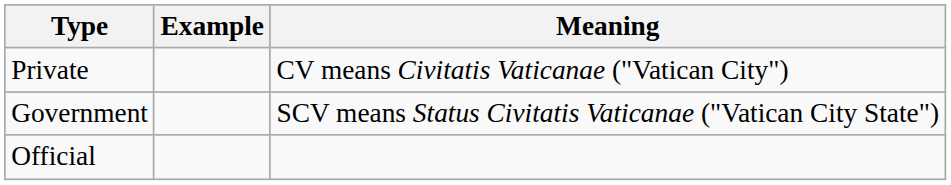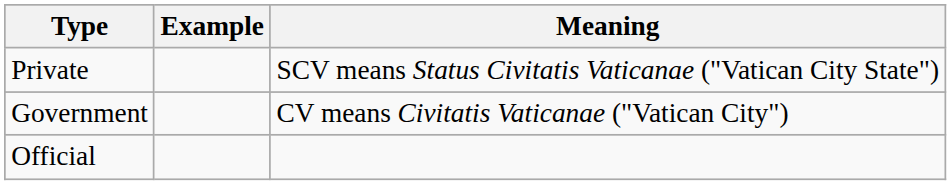(533, 69) CV means Civitatis Vaticanae ("Vatican City") -> (608, 69) SCV means Status Civitatis Vaticanae ("Vatican City State")
(608, 112) SCV means Status Civitatis Vaticanae ("Vatican City State") -> (533, 112) CV means Civitatis Vaticanae ("Vatican City")
